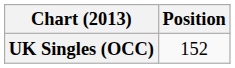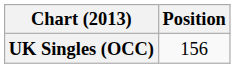(194, 48) 152 -> (194, 48) 156
